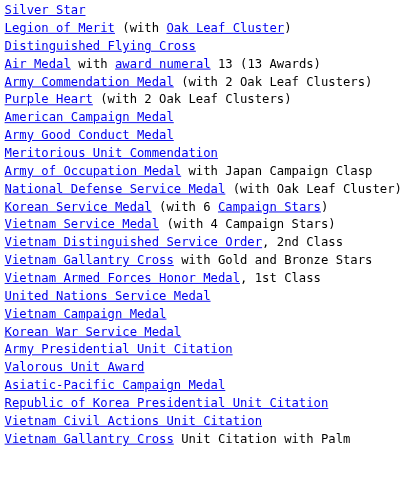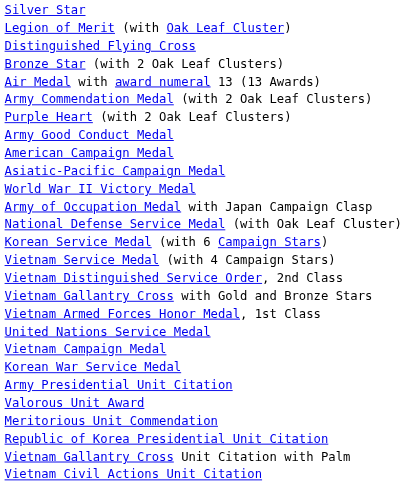+ row: (144, 63)
rows swapped: (89, 135) <-> (89, 117)
rows swapped: (115, 385) <-> (111, 153)
+ row: (100, 188)
rows swapped: (177, 439) <-> (133, 421)
